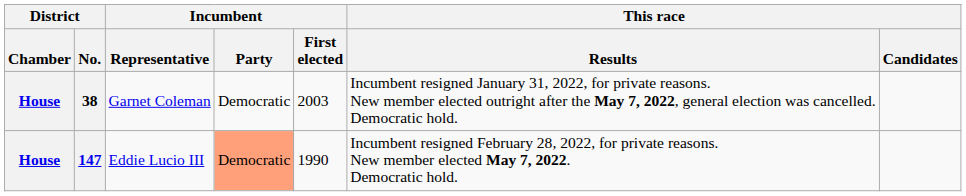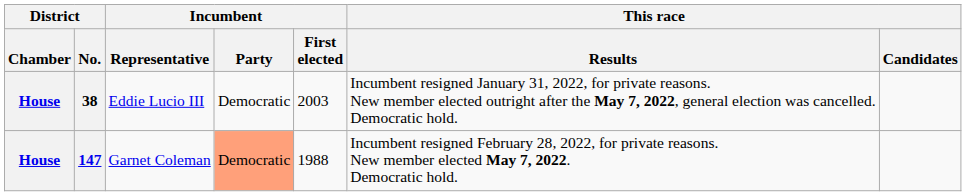(160, 100) Garnet Coleman -> (156, 100) Eddie Lucio III
(156, 160) Eddie Lucio III -> (160, 160) Garnet Coleman
(313, 160) 1990 -> (313, 160) 1988
